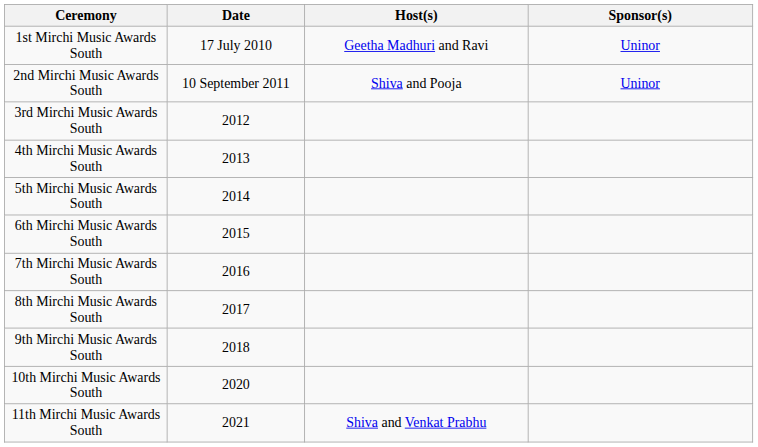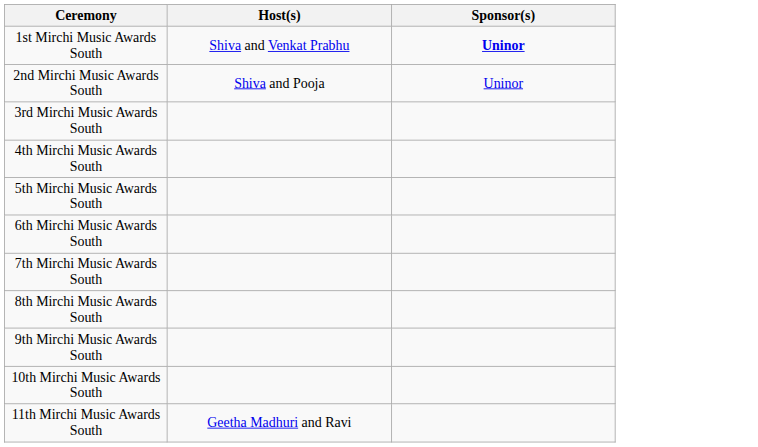- column: (236, 15)
(416, 45) Geetha Madhuri and Ravi -> (279, 45) Shiva and Venkat Prabhu
(640, 45) normal -> (503, 45) bold
(416, 422) Shiva and Venkat Prabhu -> (279, 422) Geetha Madhuri and Ravi
